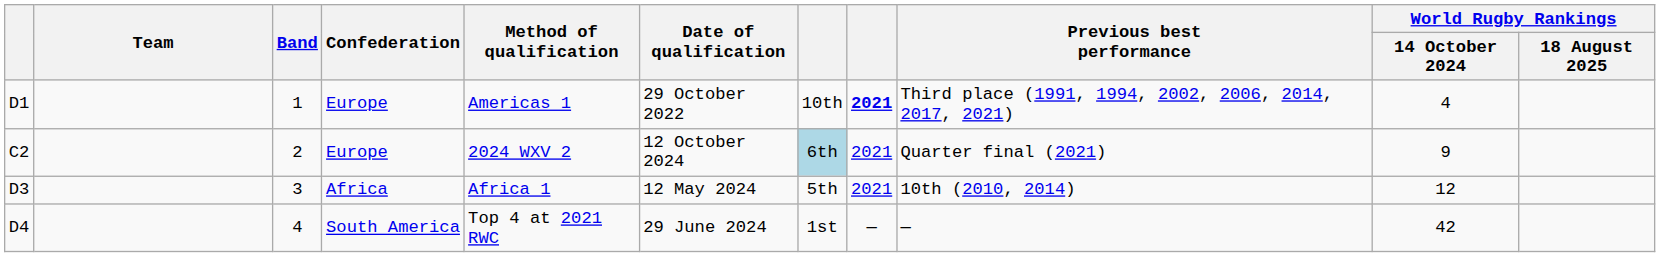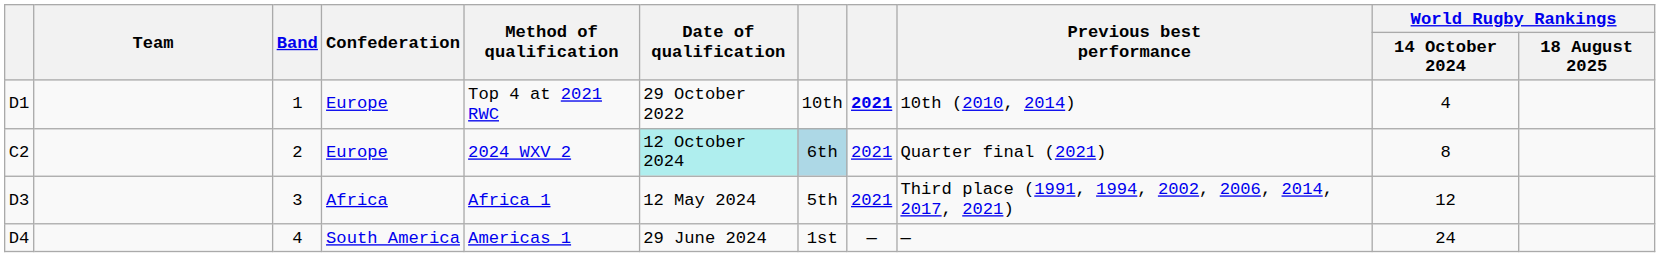(520, 104) Americas 1 -> (535, 104) Top 4 at 2021 RWC
(1117, 104) Third place (1991, 1994, 2002, 2006, 2014, 2017, 2021) -> (988, 104) 10th (2010, 2014)
(695, 152) no background -> (695, 152) paleturquoise background
(1446, 152) 9 -> (1446, 152) 8
(988, 190) 10th (2010, 2014) -> (1117, 200) Third place (1991, 1994, 2002, 2006, 2014, 2017, 2021)
(535, 228) Top 4 at 2021 RWC -> (520, 238) Americas 1
(1446, 228) 42 -> (1446, 238) 24
